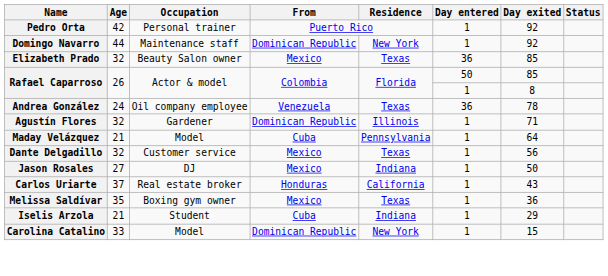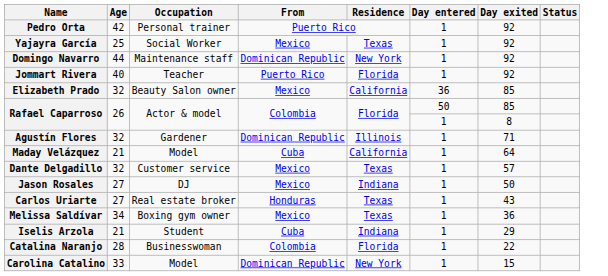+ row: (56, 44)
+ row: (56, 75)
(396, 59) Texas -> (378, 91) California
- row: (56, 106)
(396, 138) Pennsylvania -> (378, 153) California
(532, 153) 56 -> (509, 169) 57
(118, 185) 37 -> (118, 200) 27
(396, 185) California -> (378, 200) Texas
(118, 200) 35 -> (118, 216) 34
+ row: (56, 247)
